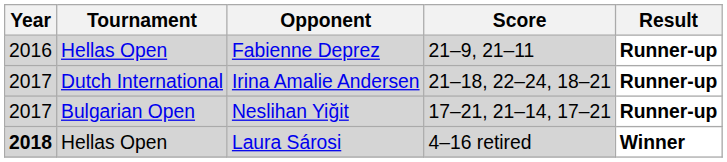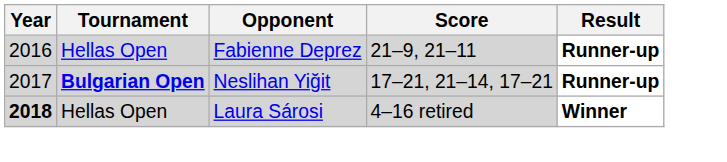- row: (326, 81)
(128, 112) normal -> (133, 81) bold
